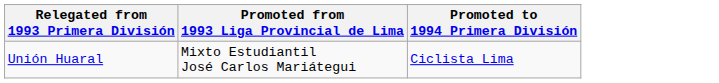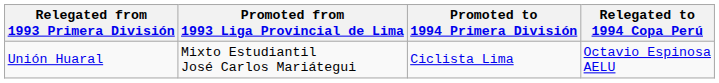+ column: (647, 23)
